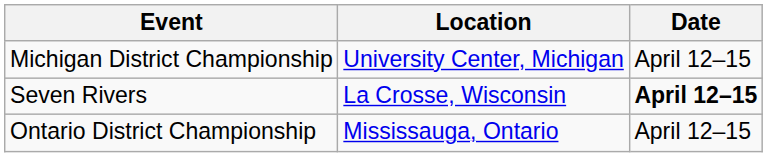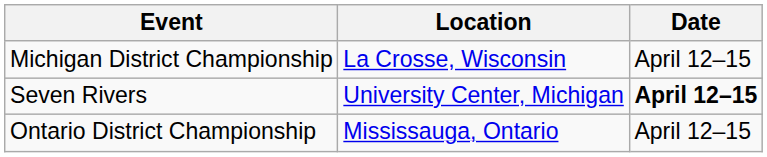(484, 59) University Center, Michigan -> (455, 59) La Crosse, Wisconsin
(455, 95) La Crosse, Wisconsin -> (484, 95) University Center, Michigan
